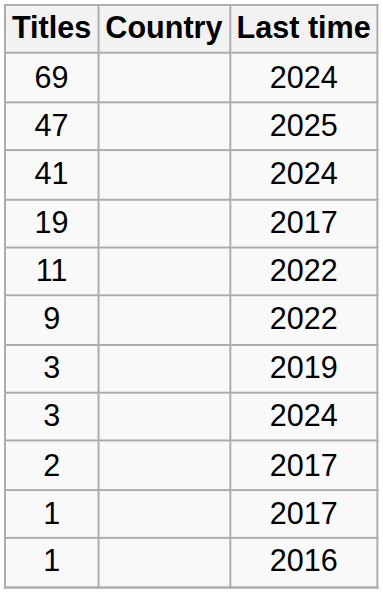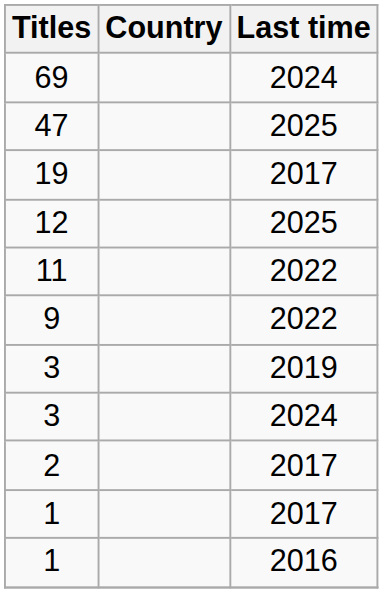- row: (52, 174)
+ row: (52, 222)
